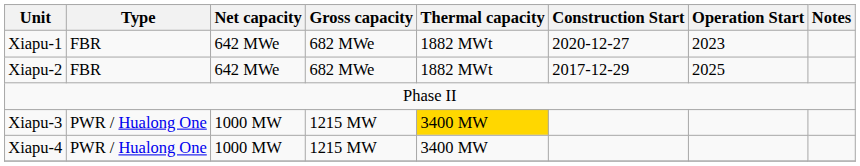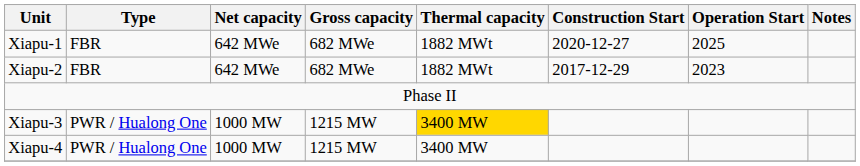(709, 43) 2023 -> (709, 43) 2025
(709, 69) 2025 -> (709, 69) 2023
